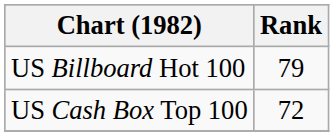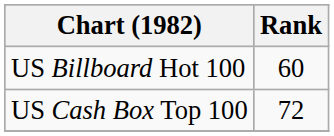(291, 67) 79 -> (291, 67) 60
